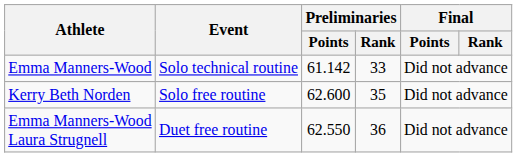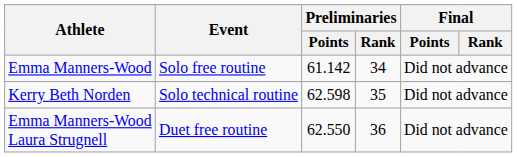(229, 68) Solo technical routine -> (212, 68) Solo free routine
(378, 68) 33 -> (378, 68) 34
(212, 94) Solo free routine -> (229, 94) Solo technical routine
(329, 94) 62.600 -> (329, 94) 62.598
